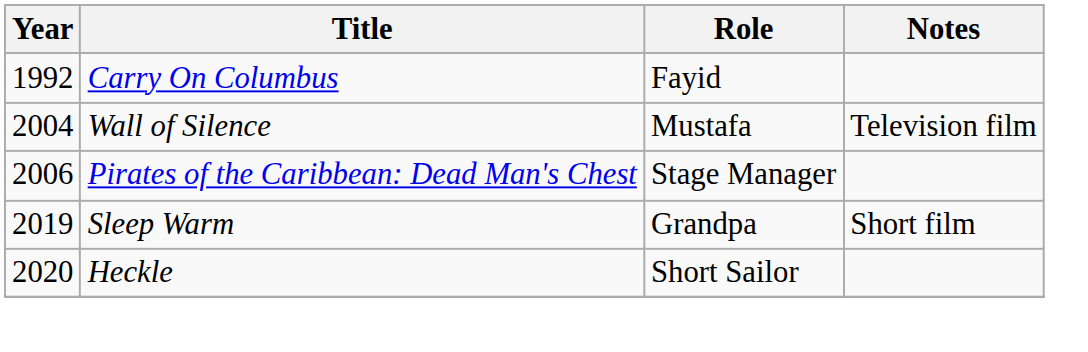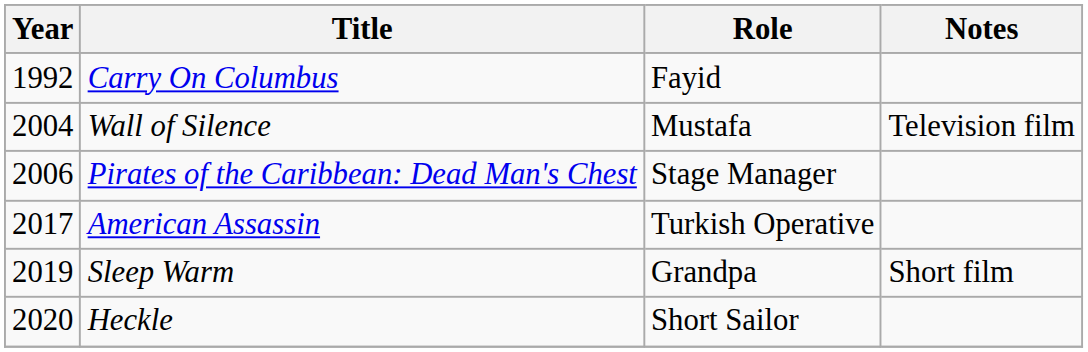+ row: (204, 223)
